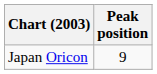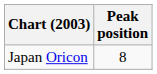(123, 57) 9 -> (123, 57) 8
